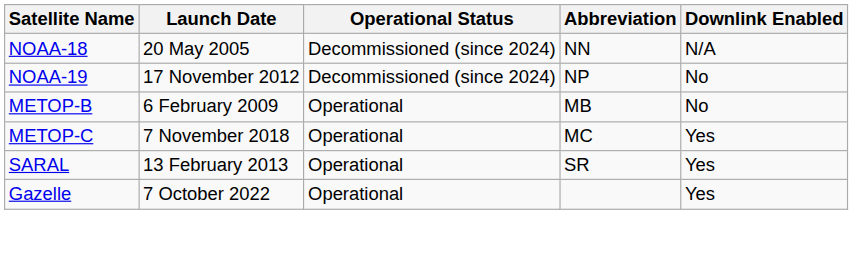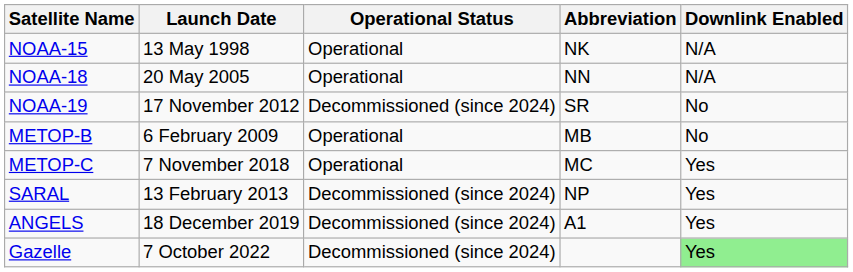+ row: (48, 48)
(432, 48) Decommissioned (since 2024) -> (356, 77) Operational
(577, 77) NP -> (577, 106) SR
(356, 164) Operational -> (432, 194) Decommissioned (since 2024)
(577, 164) SR -> (577, 194) NP
+ row: (46, 223)
(356, 194) Operational -> (432, 252) Decommissioned (since 2024)
(700, 194) no background -> (700, 252) lightgreen background
